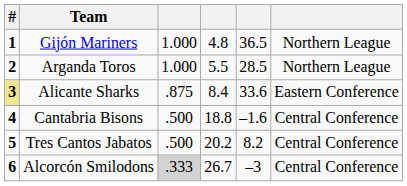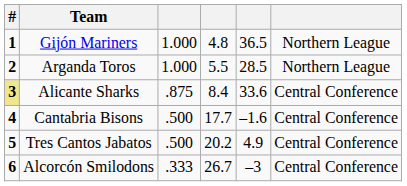(337, 92) Eastern Conference -> (336, 92) Central Conference
(218, 117) 18.8 -> (218, 117) 17.7
(253, 142) 8.2 -> (253, 142) 4.9
(179, 167) lightgrey background -> (179, 167) no background
